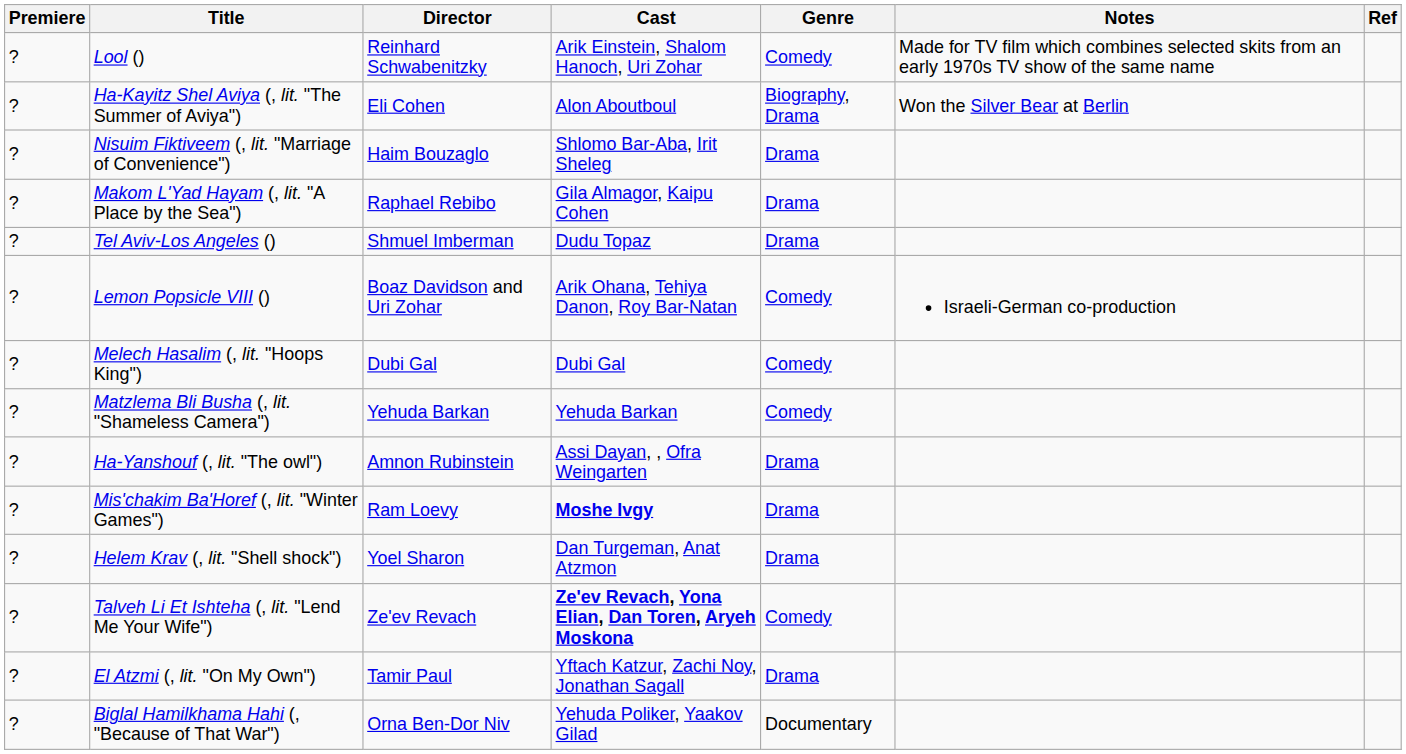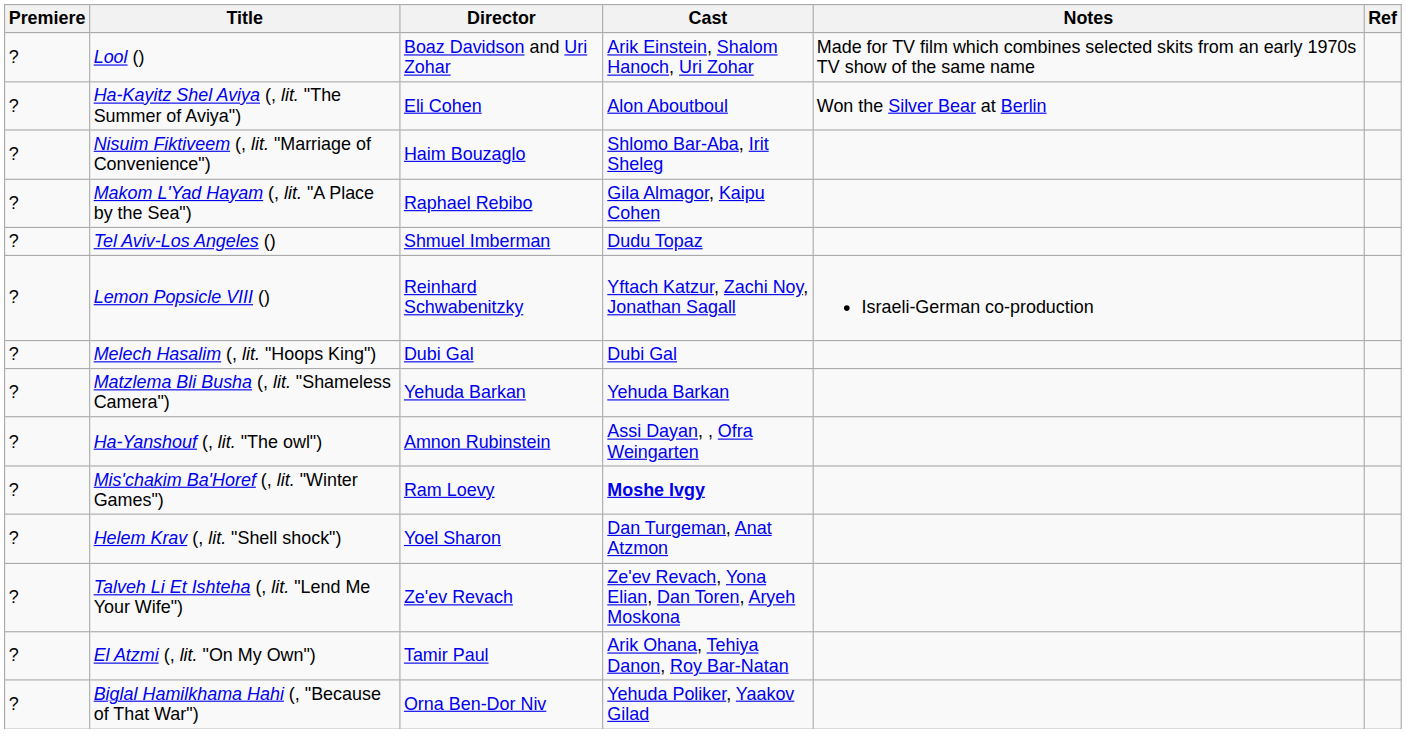- column: (828, 18)
(427, 57) Reinhard Schwabenitzky -> (496, 57) Boaz Davidson and Uri Zohar
(445, 297) Boaz Davidson and Uri Zohar -> (464, 297) Reinhard Schwabenitzky
(646, 297) Arik Ohana, Tehiya Danon, Roy Bar-Natan -> (708, 297) Yftach Katzur, Zachi Noy, Jonathan Sagall
(656, 617) bold -> (701, 597) normal
(656, 676) Yftach Katzur, Zachi Noy, Jonathan Sagall -> (698, 655) Arik Ohana, Tehiya Danon, Roy Bar-Natan
